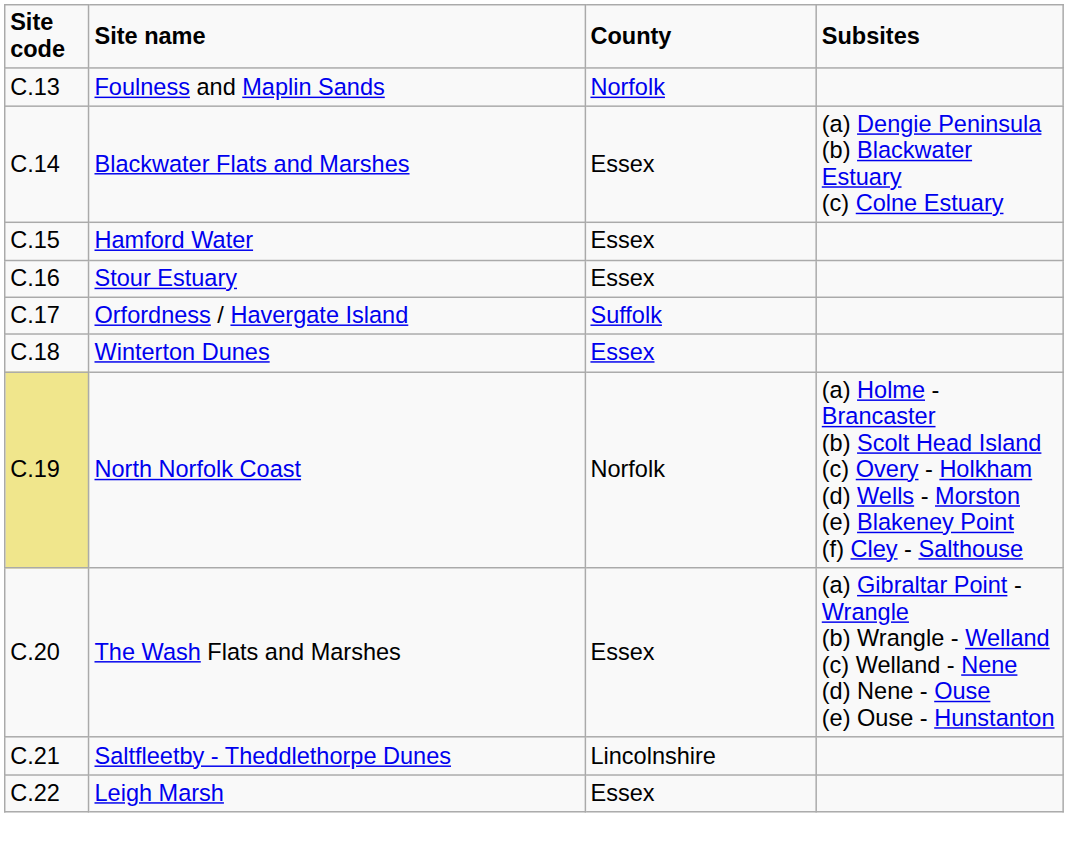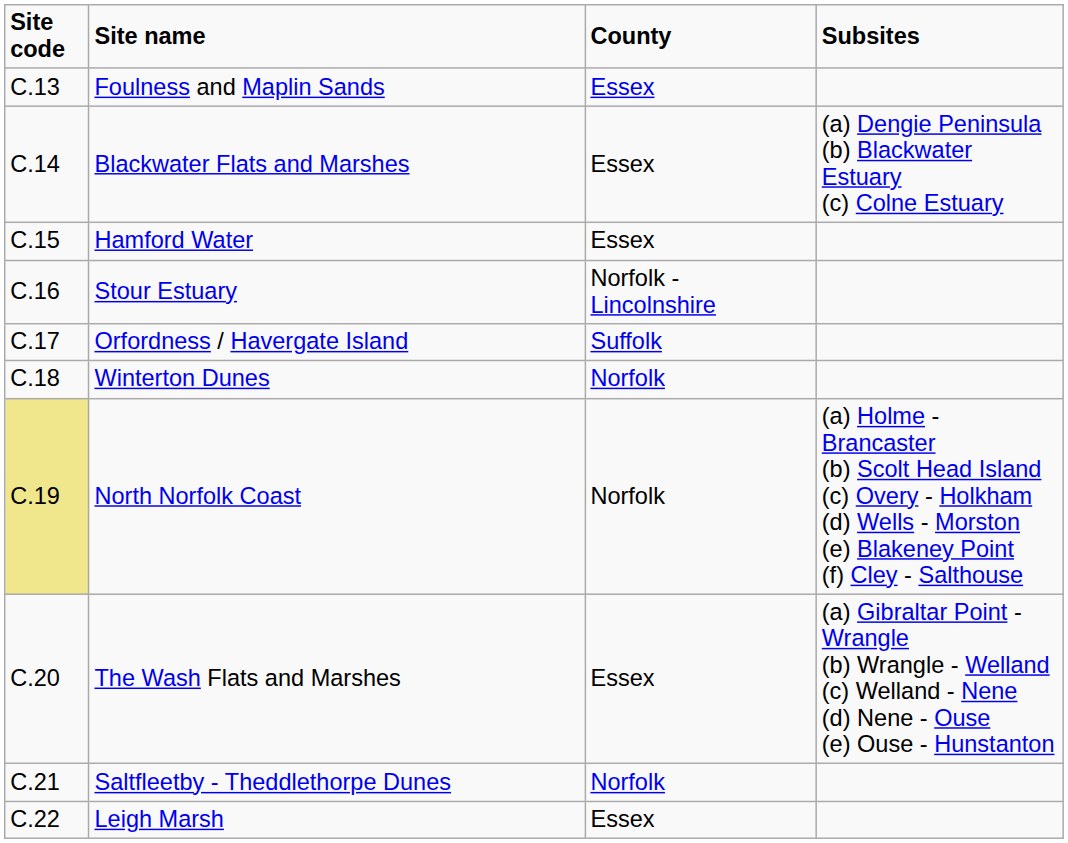(628, 86) Norfolk -> (622, 86) Essex
(622, 278) Essex -> (653, 291) Norfolk - Lincolnshire
(622, 352) Essex -> (628, 379) Norfolk
(653, 755) Lincolnshire -> (628, 782) Norfolk
